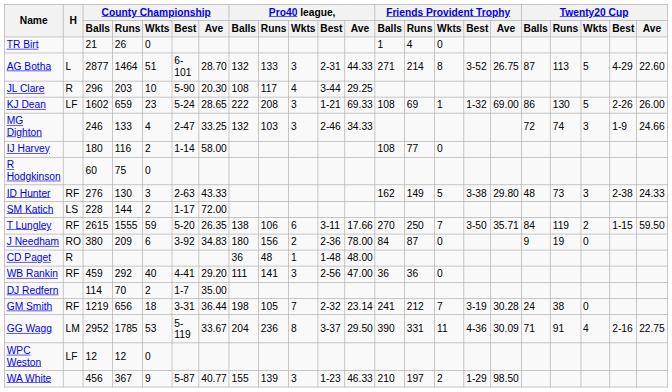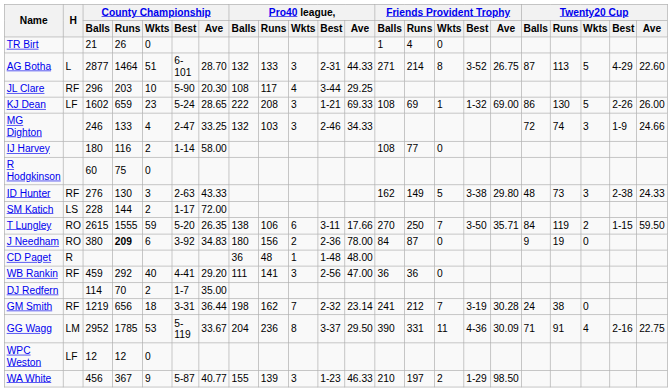(69, 89) R -> (72, 89) RF
(72, 225) RF -> (73, 225) RO
(123, 242) normal -> (123, 242) bold
(269, 307) 105 -> (269, 307) 162
